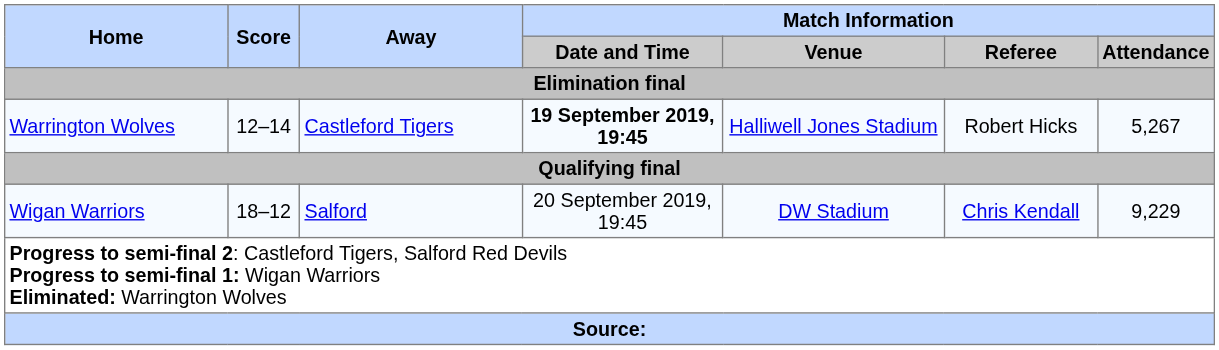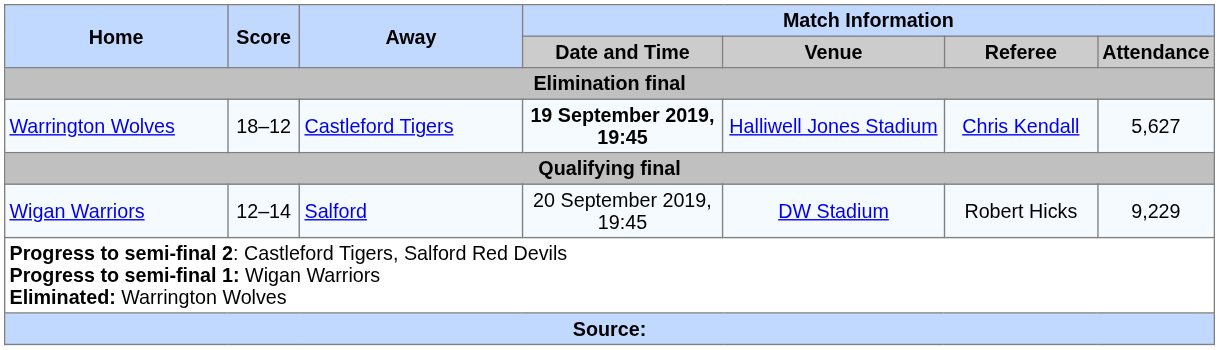(264, 126) 12–14 -> (264, 126) 18–12
(1021, 126) Robert Hicks -> (1021, 126) Chris Kendall
(1156, 126) 5,267 -> (1156, 126) 5,627
(264, 211) 18–12 -> (264, 211) 12–14
(1021, 211) Chris Kendall -> (1021, 211) Robert Hicks
